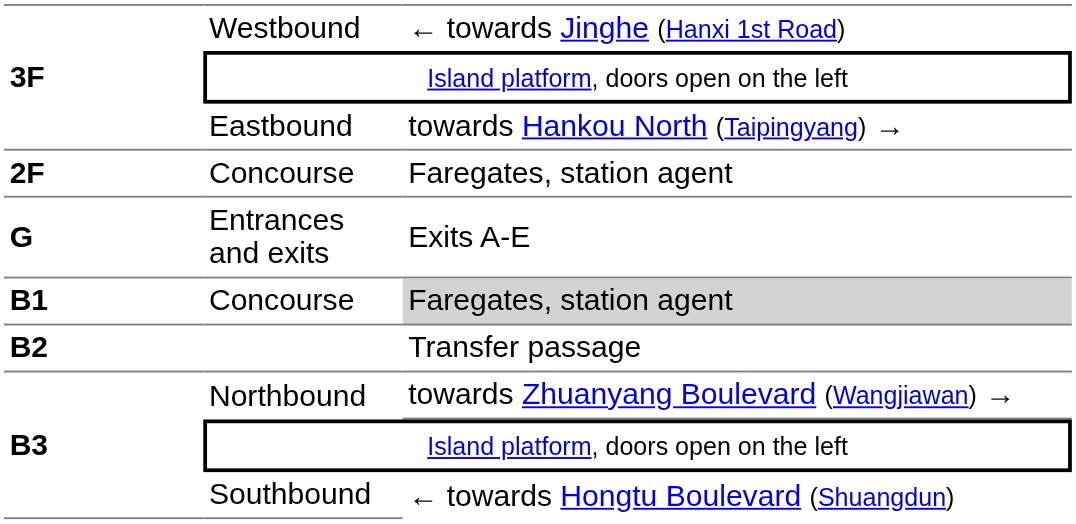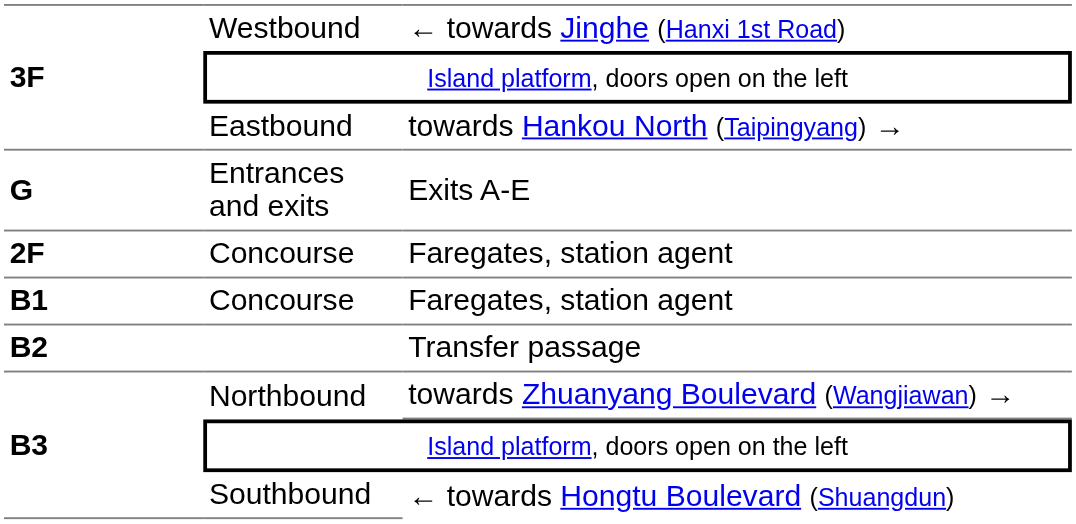rows swapped: (27, 172) <-> (21, 236)
(570, 300) lightgrey background -> (570, 300) no background
